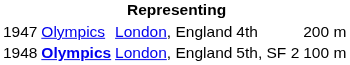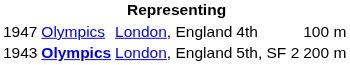(325, 31) 200 m -> (325, 31) 100 m
(20, 53) 1948 -> (20, 53) 1943
(325, 53) 100 m -> (325, 53) 200 m
